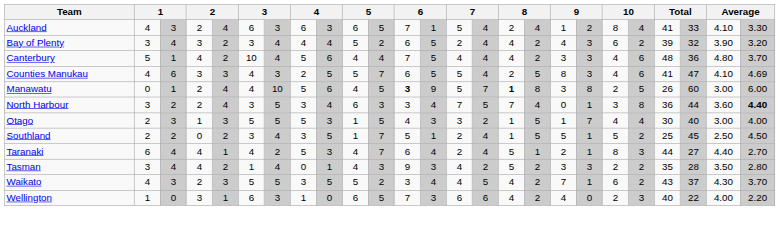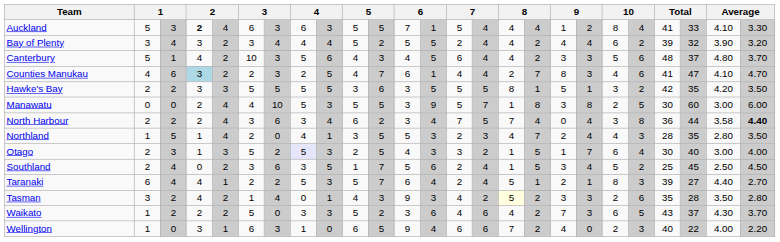(147, 27) 4 -> (147, 27) 5
(199, 27) normal -> (199, 27) bold
(355, 27) 6 -> (355, 27) 5
(511, 27) 2 -> (511, 27) 4
(407, 43) 6 -> (407, 43) 5
(589, 43) 3 -> (589, 43) 4
(277, 58) 4 -> (277, 58) 3
(381, 58) 4 -> (381, 58) 3
(407, 58) 7 -> (407, 58) 4
(459, 58) 4 -> (459, 58) 6
(615, 58) 4 -> (615, 58) 5
(693, 58) 36 -> (693, 58) 37
(199, 74) no background -> (199, 74) lightblue background
(225, 74) 3 -> (225, 74) 2
(251, 74) 4 -> (251, 74) 2
(355, 74) 5 -> (355, 74) 4
(433, 74) 5 -> (433, 74) 1
(459, 74) 5 -> (459, 74) 4
(537, 74) 5 -> (537, 74) 7
(758, 74) 4.69 -> (758, 74) 4.70
+ row: (35, 89)
(173, 89) 1 -> (173, 105) 0
(329, 89) 6 -> (329, 105) 3
(355, 89) 4 -> (355, 105) 5
(407, 89) bold -> (407, 105) normal
(511, 89) bold -> (511, 105) normal
(667, 89) 26 -> (667, 105) 30
(147, 105) 3 -> (147, 120) 2
(277, 105) 5 -> (277, 120) 6
(381, 105) 3 -> (381, 120) 2
(589, 105) 1 -> (589, 120) 4
(723, 105) 3.60 -> (723, 120) 3.58
+ row: (28, 136)
(277, 120) 5 -> (277, 151) 2
(303, 120) no background -> (303, 151) lavender background
(355, 120) 1 -> (355, 151) 2
(615, 120) 4 -> (615, 151) 6
(173, 136) 2 -> (173, 167) 4
(277, 136) 4 -> (277, 167) 6
(433, 136) 1 -> (433, 167) 6
(563, 136) 5 -> (563, 167) 3
(589, 136) 1 -> (589, 167) 4
(251, 151) 4 -> (251, 182) 2
(355, 151) 4 -> (355, 182) 5
(667, 151) 44 -> (667, 182) 39
(173, 167) 4 -> (173, 197) 2
(511, 167) no background -> (511, 197) lightyellow background
(641, 167) 2 -> (641, 197) 6
(147, 182) 4 -> (147, 213) 1
(173, 182) 3 -> (173, 213) 2
(225, 182) 3 -> (225, 213) 2
(277, 182) 5 -> (277, 213) 0
(329, 182) 5 -> (329, 213) 3
(433, 182) 4 -> (433, 213) 6
(485, 182) 5 -> (485, 213) 6
(589, 182) 1 -> (589, 213) 3
(641, 182) 2 -> (641, 213) 5
(407, 197) 7 -> (407, 228) 9
(433, 197) 3 -> (433, 228) 4
(511, 197) 4 -> (511, 228) 7
